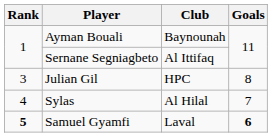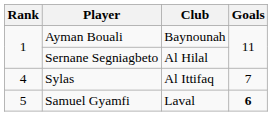(189, 57) Al Ittifaq -> (186, 57) Al Hilal
- row: (71, 79)
(186, 100) Al Hilal -> (189, 79) Al Ittifaq
(23, 121) bold -> (23, 100) normal
